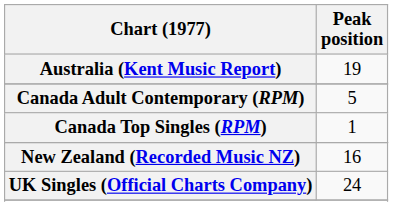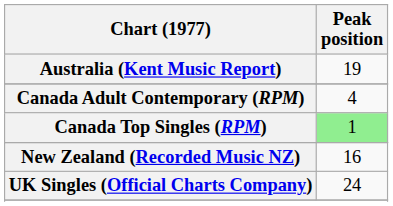(352, 98) 5 -> (352, 98) 4
(352, 127) no background -> (352, 127) lightgreen background
